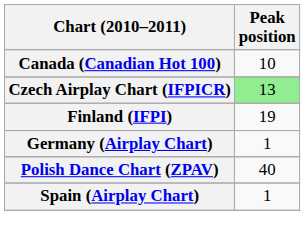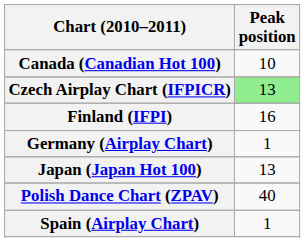(267, 116) 19 -> (267, 116) 16
+ row: (120, 169)
